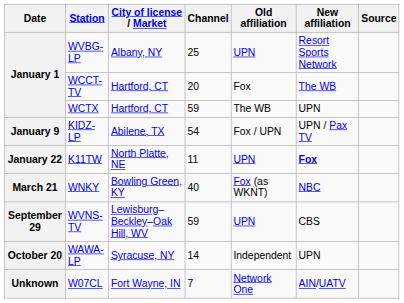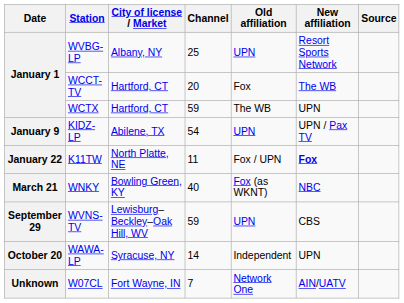(257, 131) Fox / UPN -> (244, 131) UPN
(244, 159) UPN -> (257, 159) Fox / UPN
